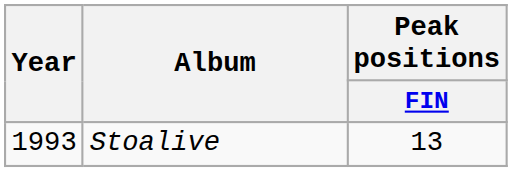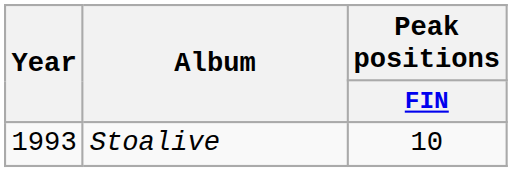(427, 144) 13 -> (427, 144) 10
